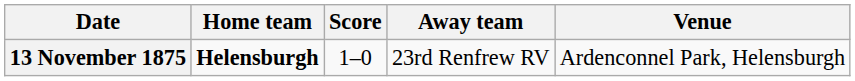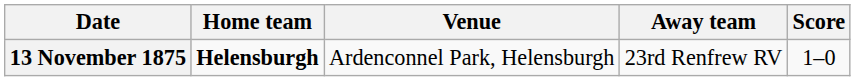columns swapped: (355, 22) <-> (702, 22)
